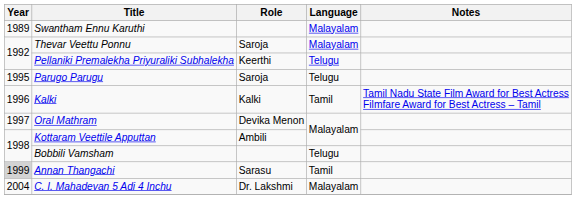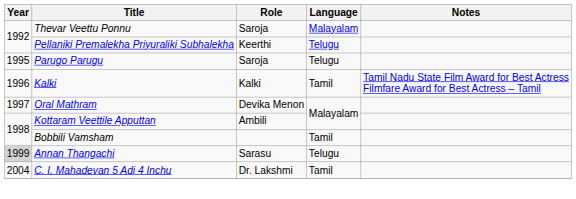- row: (89, 28)
(324, 154) Telugu -> (321, 137) Tamil
(321, 170) Tamil -> (324, 154) Telugu
(334, 186) Malayalam -> (321, 170) Tamil
